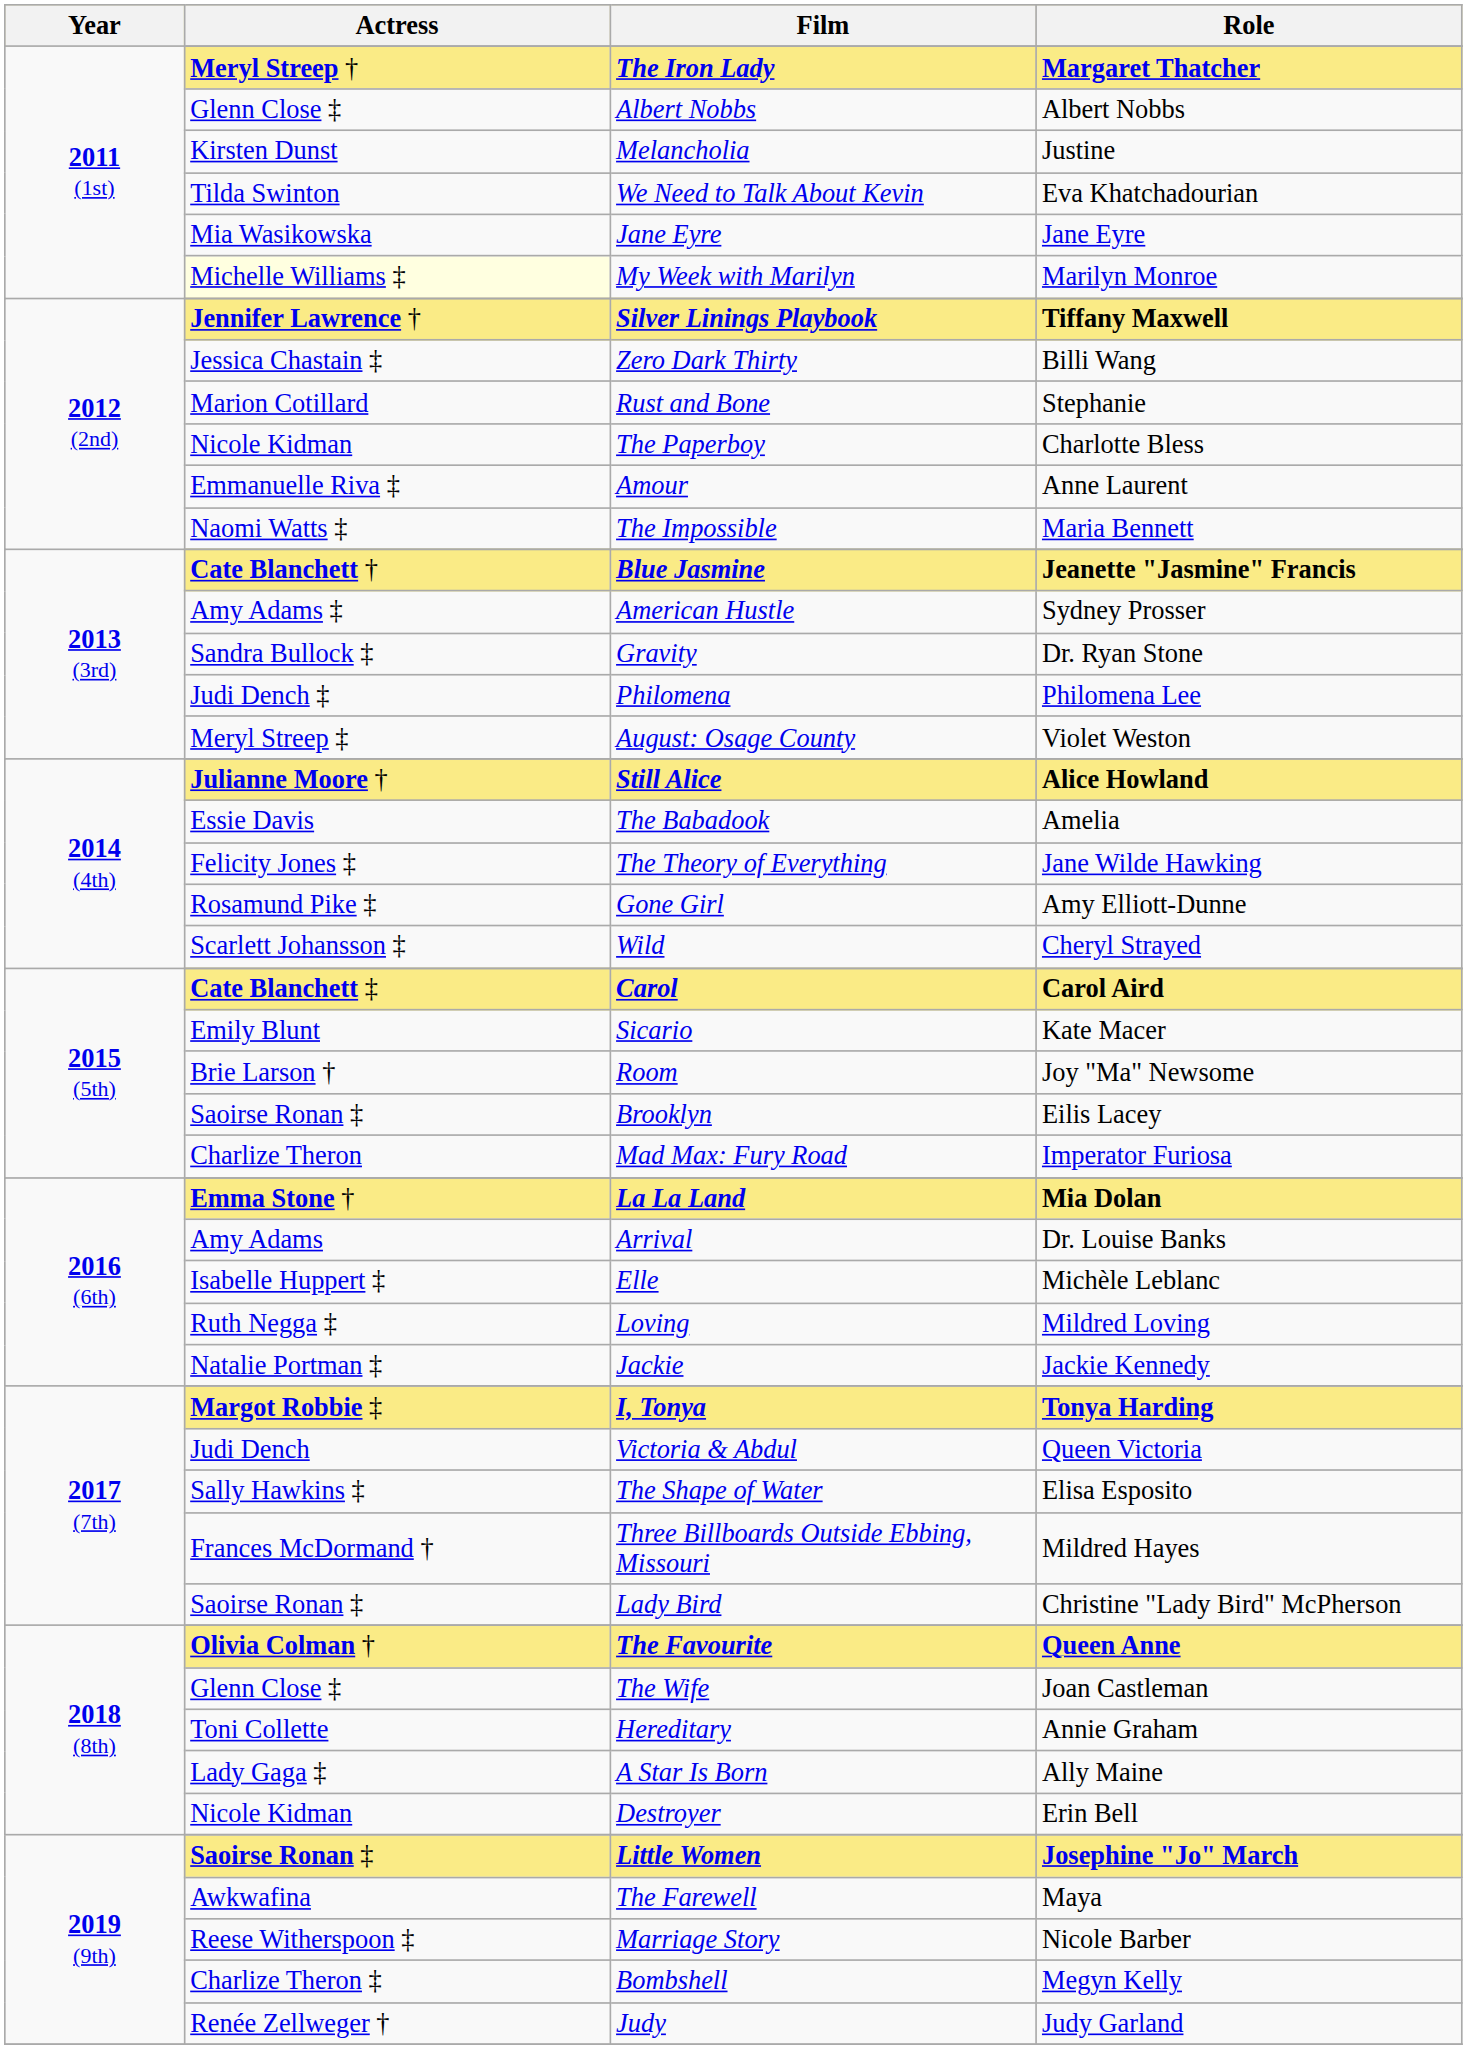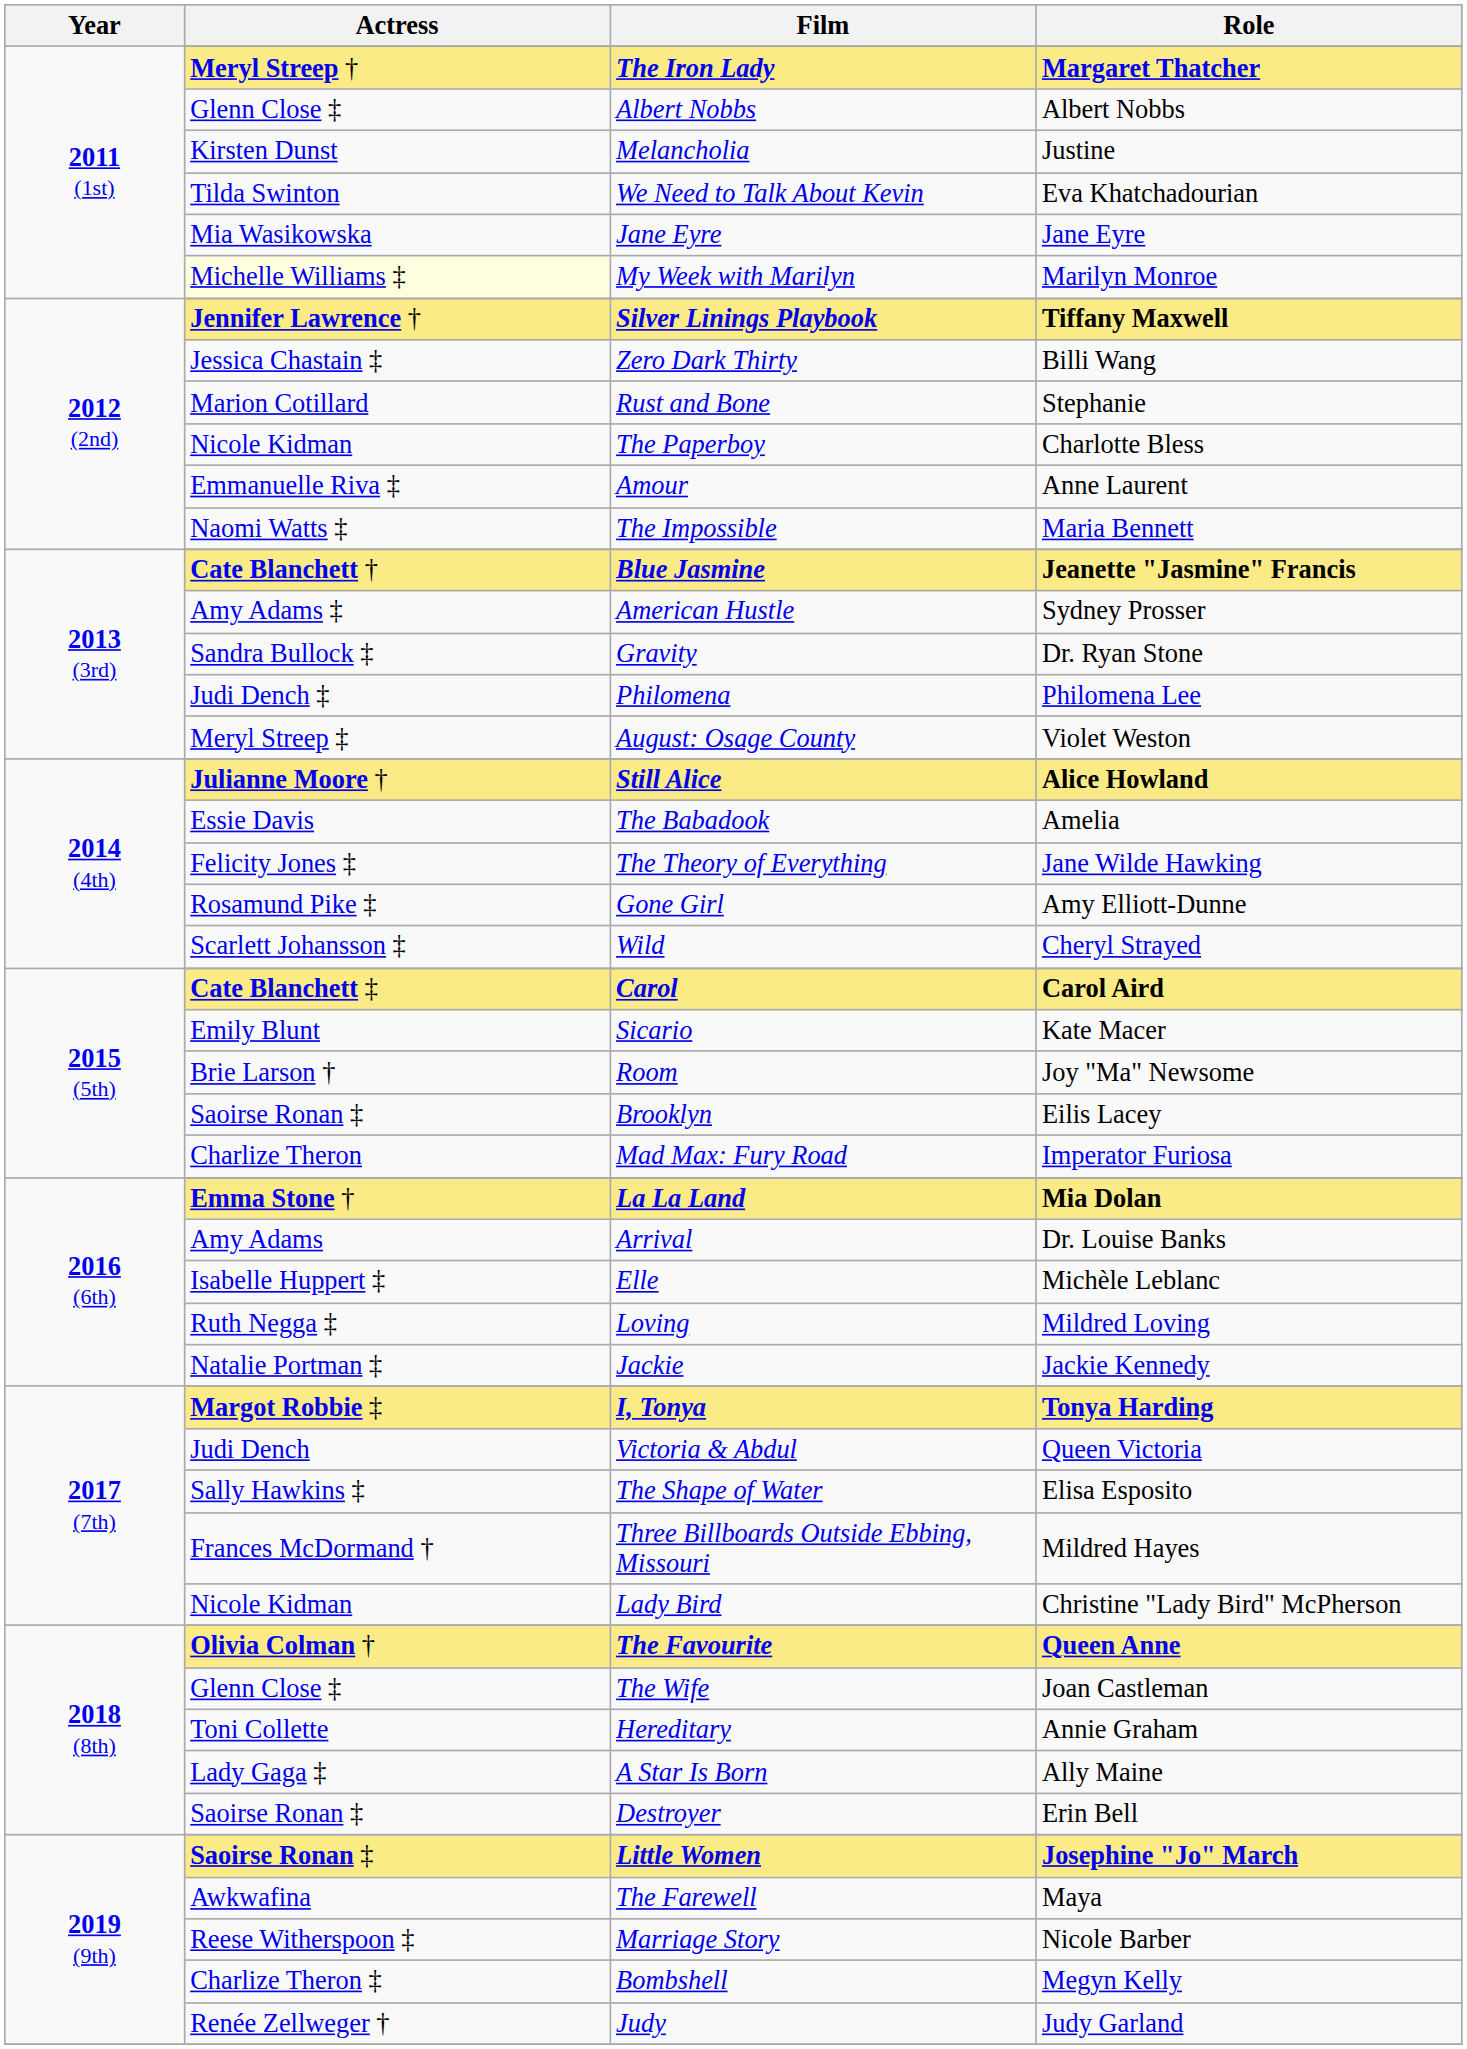(277, 1604) Saoirse Ronan ‡ -> (271, 1604) Nicole Kidman
(271, 1813) Nicole Kidman -> (277, 1813) Saoirse Ronan ‡
